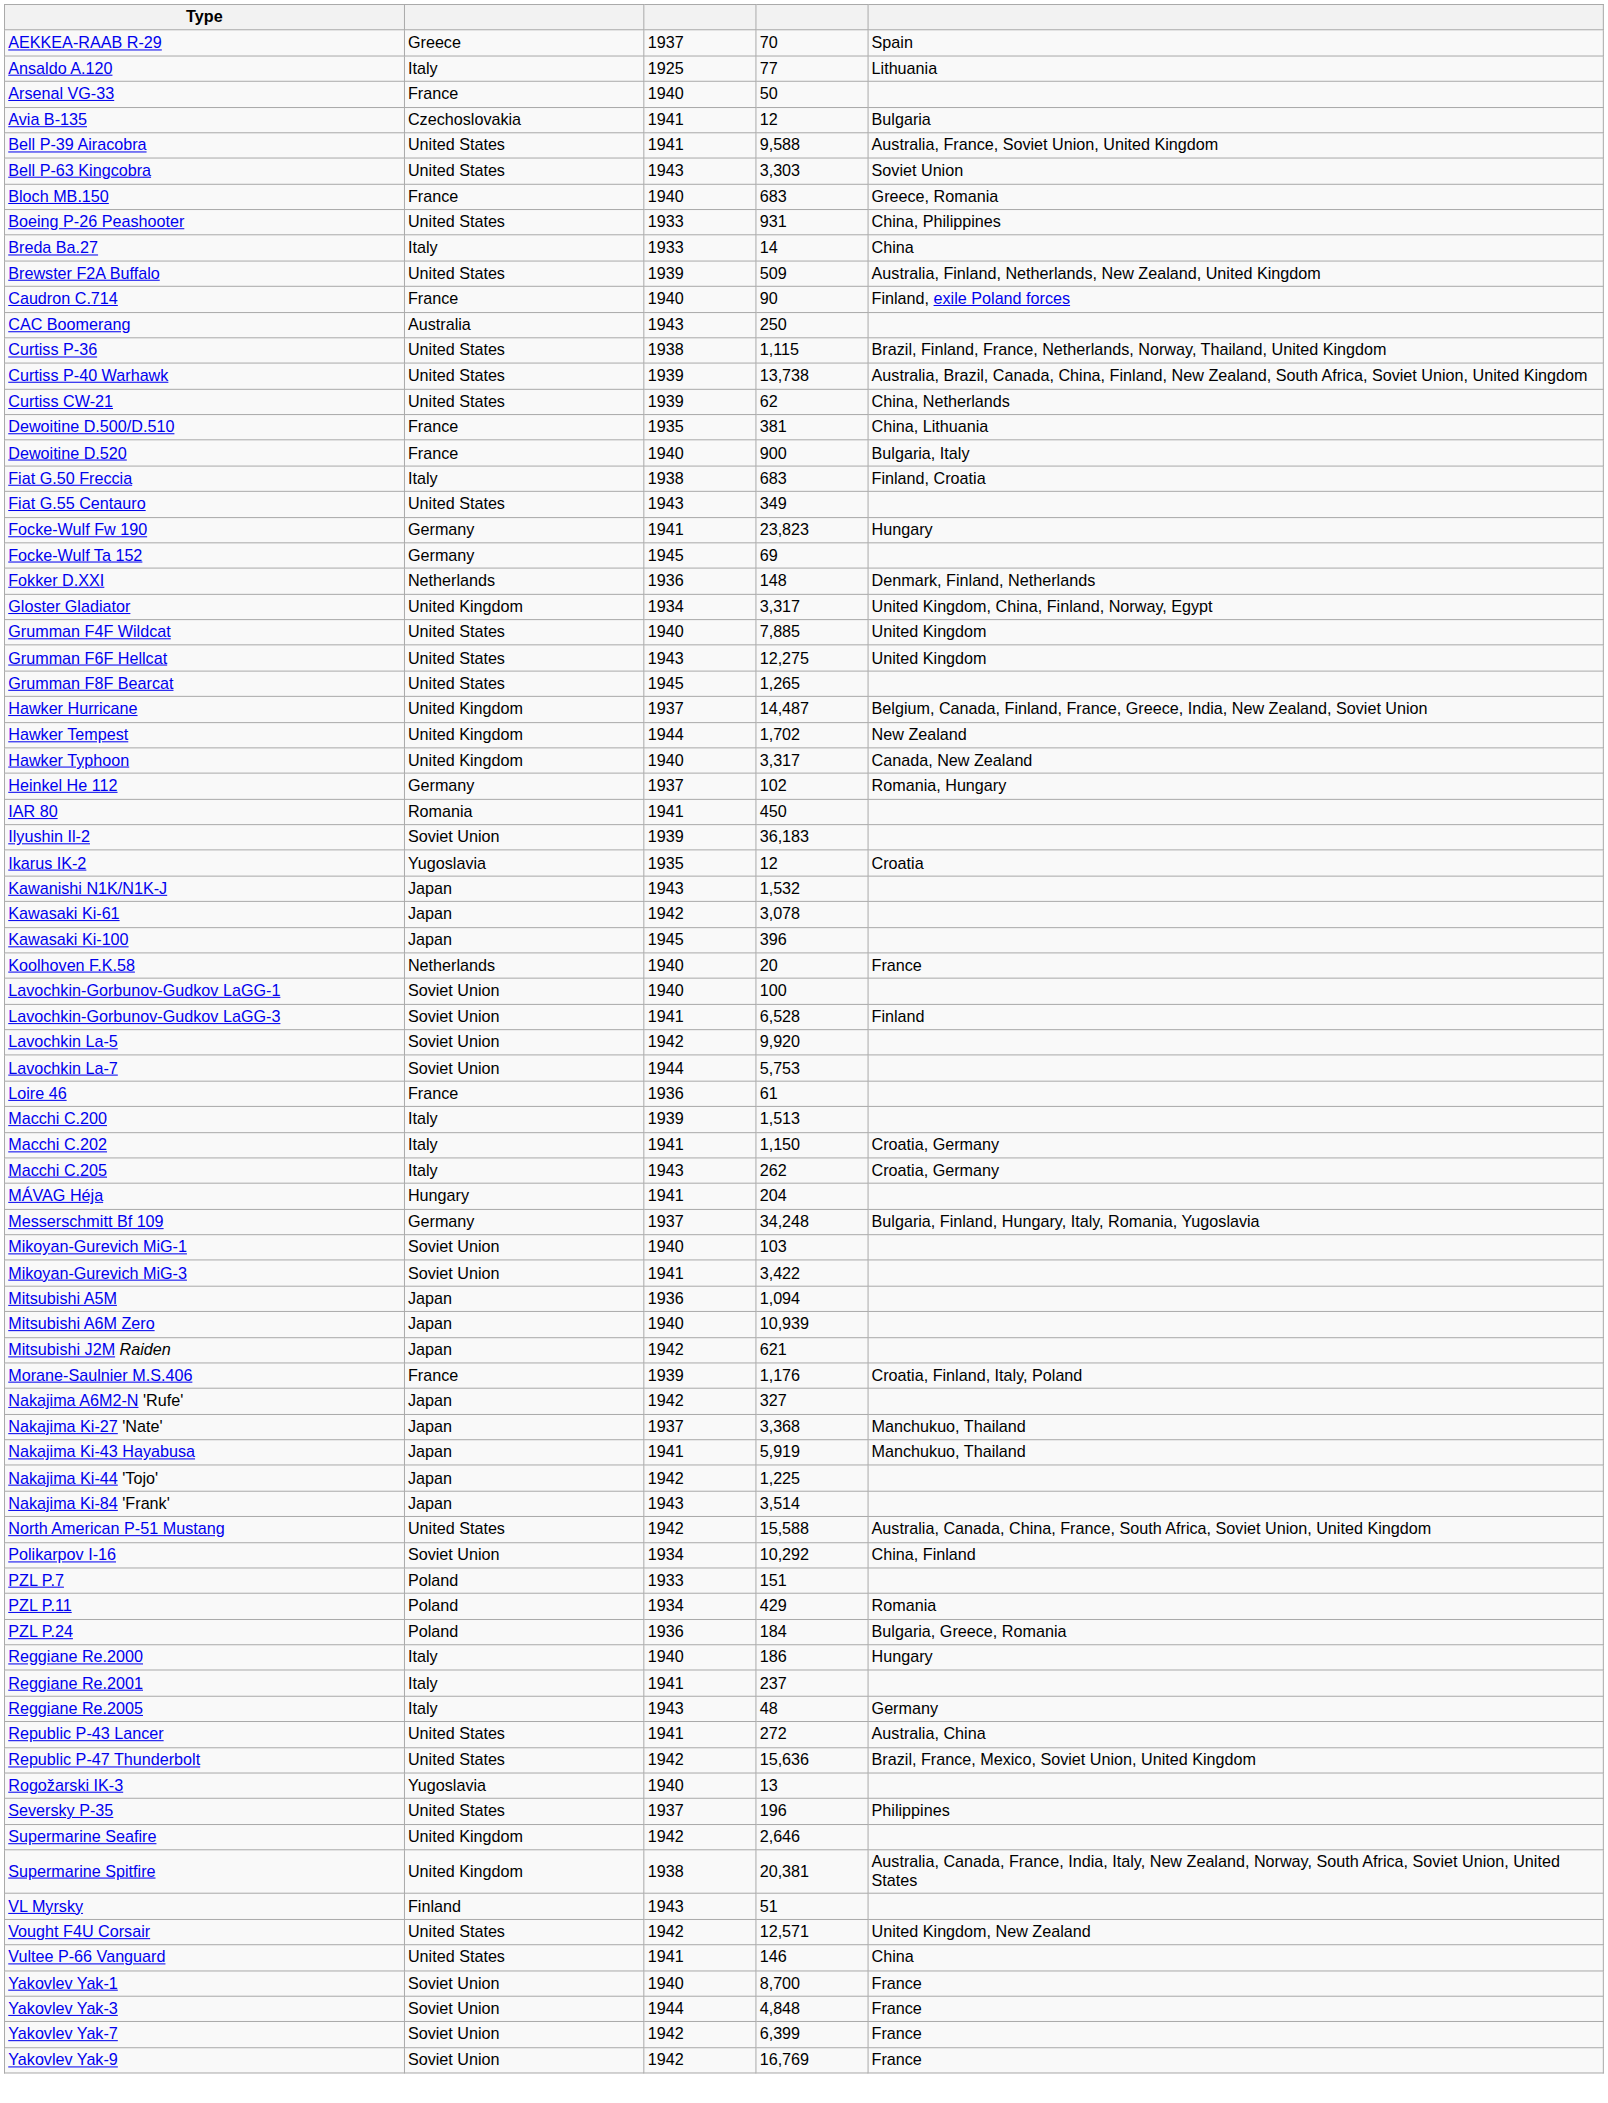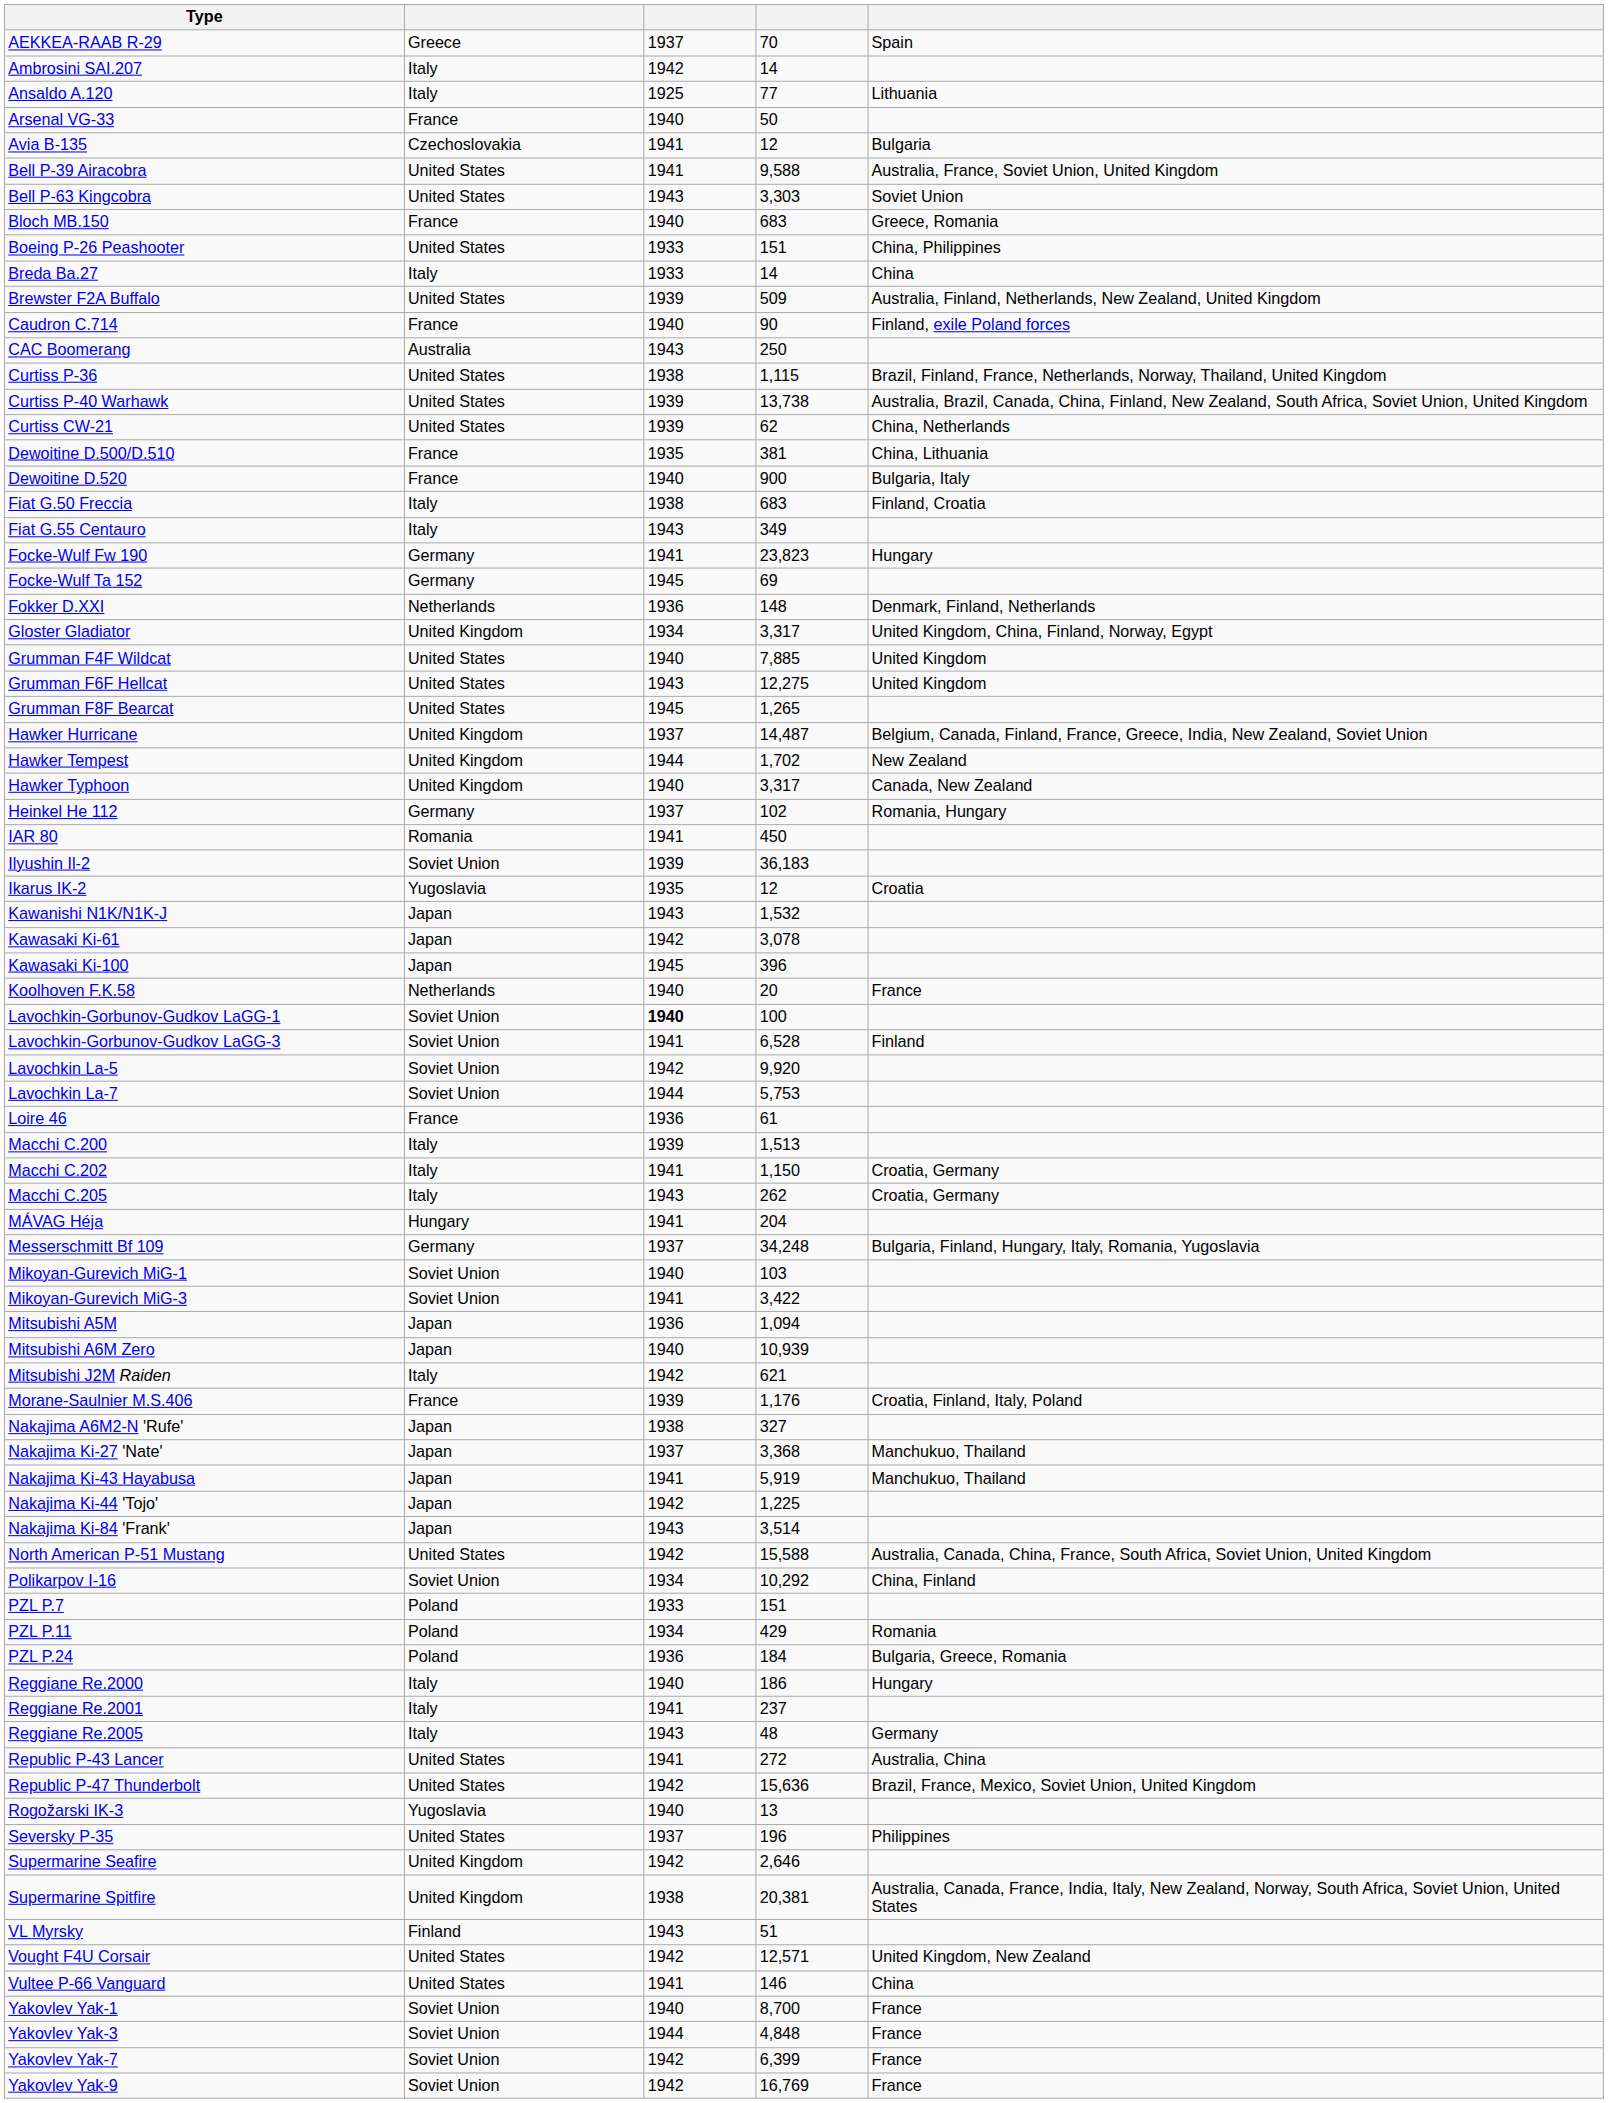+ row: (75, 68)
(773, 222) 931 -> (773, 247) 151
(456, 504) United States -> (423, 529) Italy
(666, 991) normal -> (666, 1016) bold
(430, 1350) Japan -> (423, 1375) Italy
(666, 1401) 1942 -> (666, 1426) 1938
